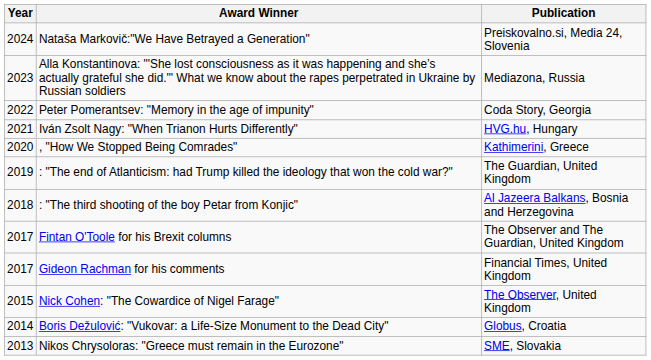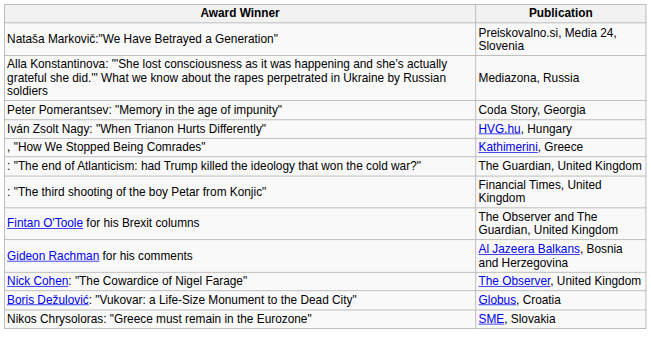- column: (20, 13)
(556, 205) Al Jazeera Balkans, Bosnia and Herzegovina -> (540, 191) Financial Times, United Kingdom
(546, 269) Financial Times, United Kingdom -> (551, 256) Al Jazeera Balkans, Bosnia and Herzegovina
